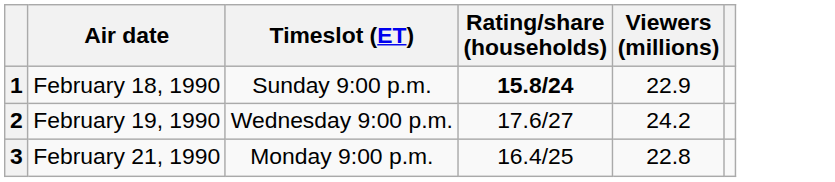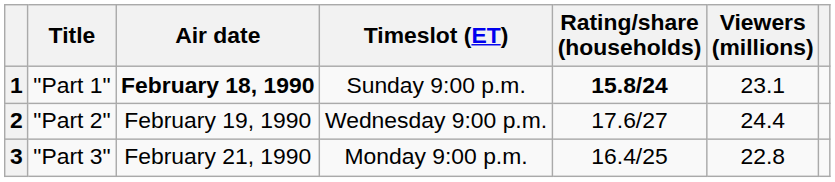+ column: (72, 35)
(127, 84) normal -> (218, 84) bold
(669, 84) 22.9 -> (763, 84) 23.1
(669, 120) 24.2 -> (763, 120) 24.4
